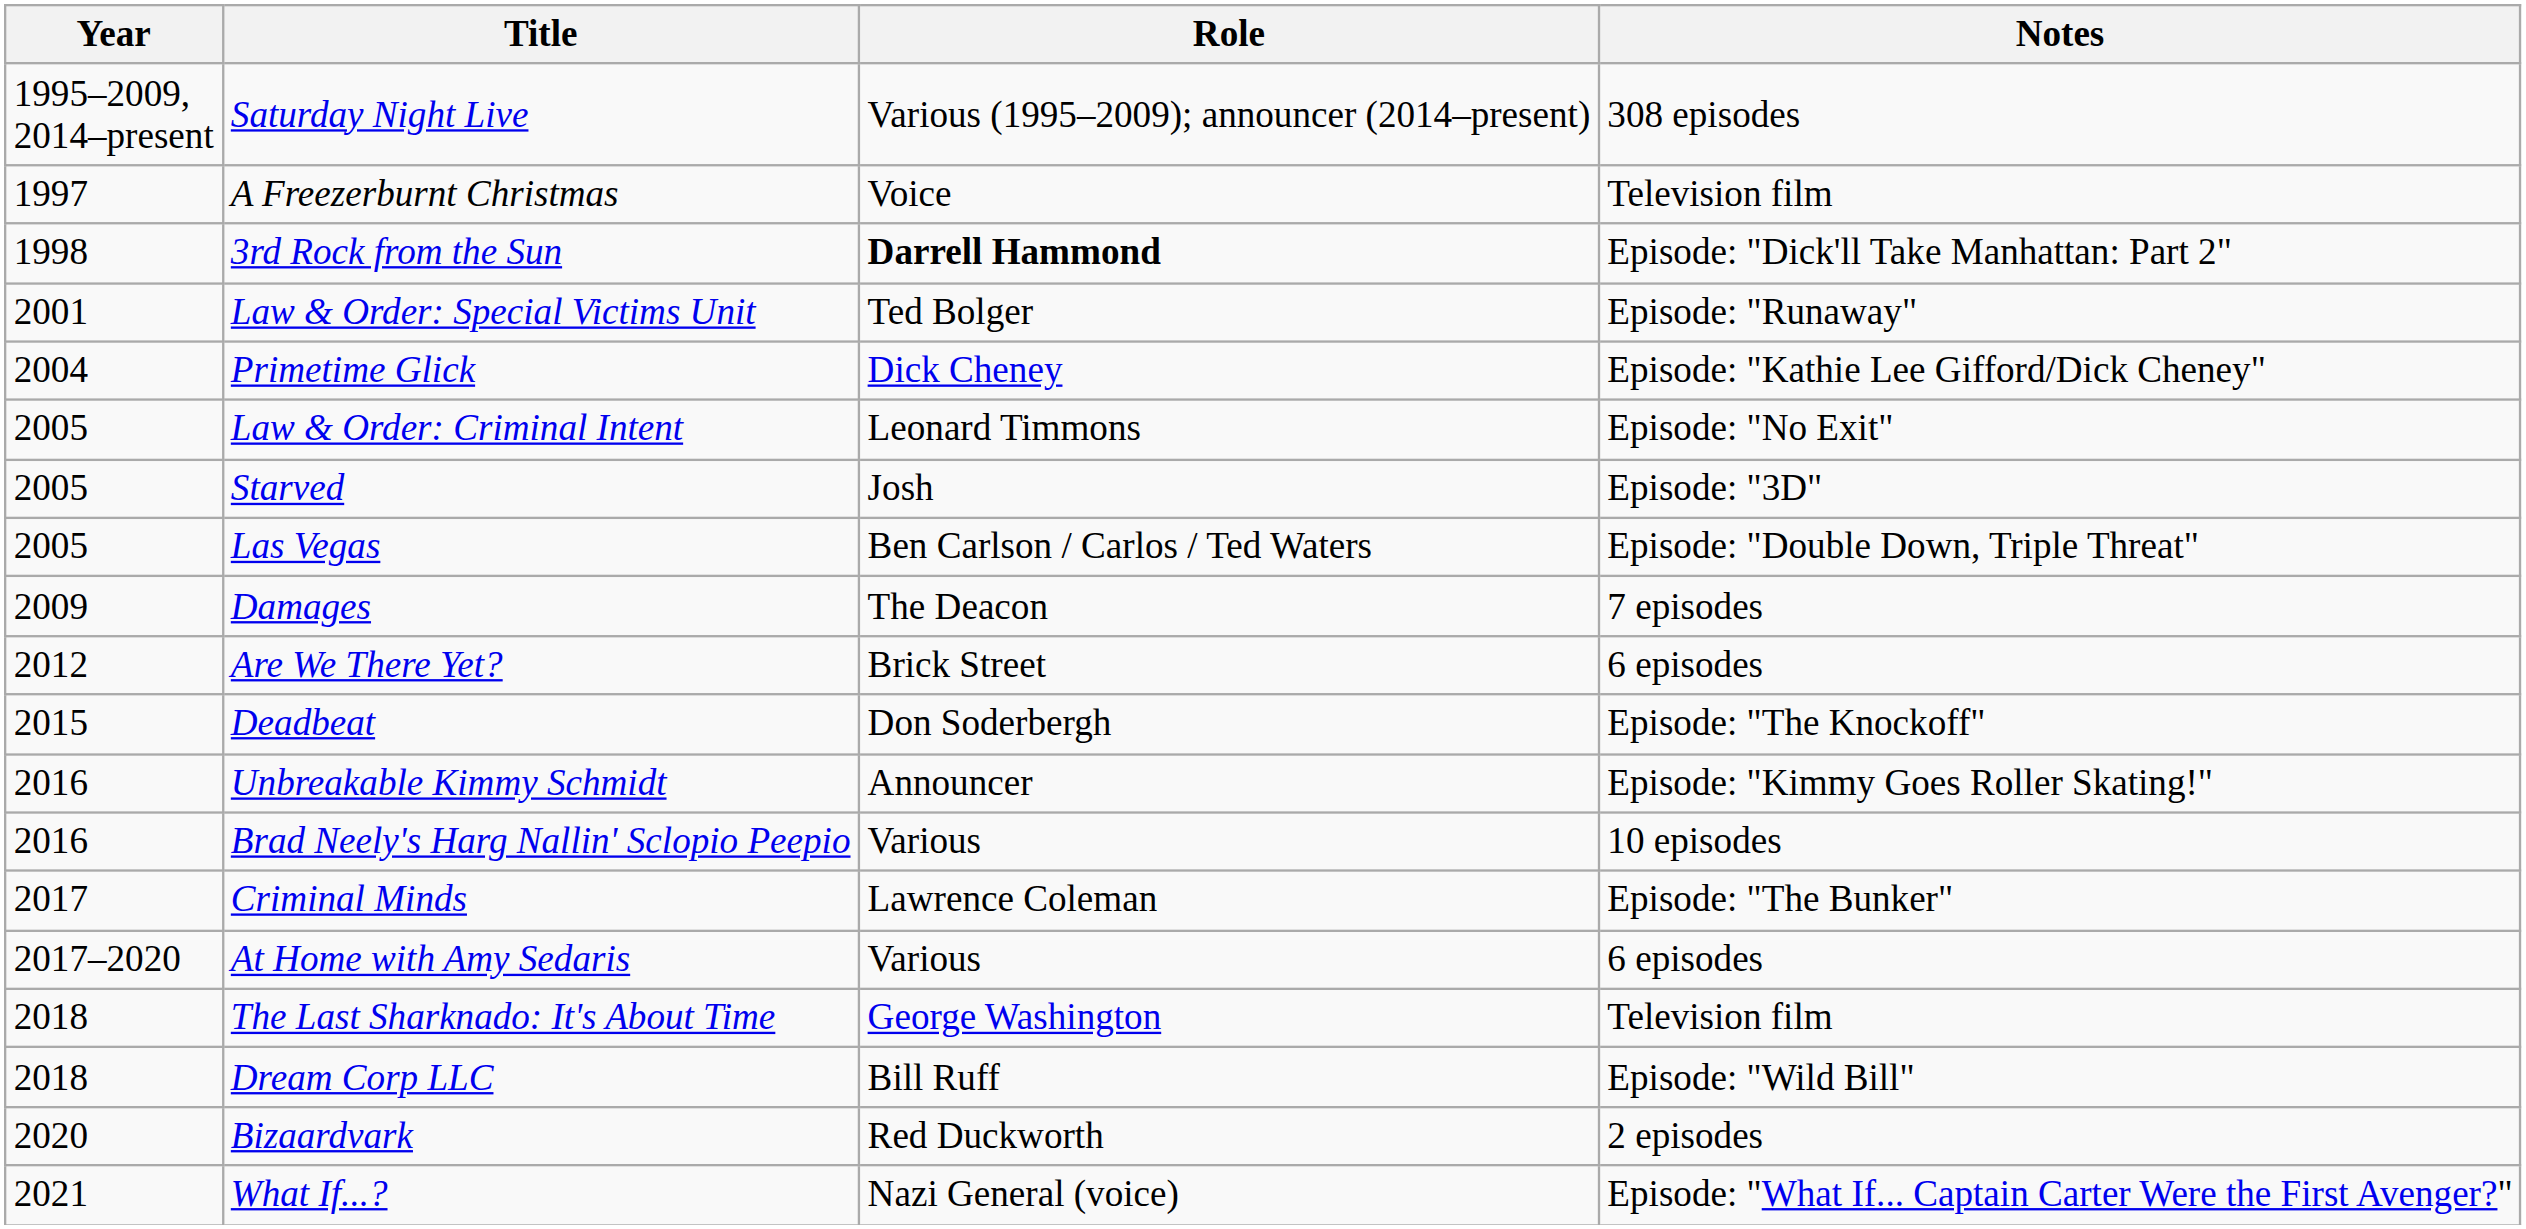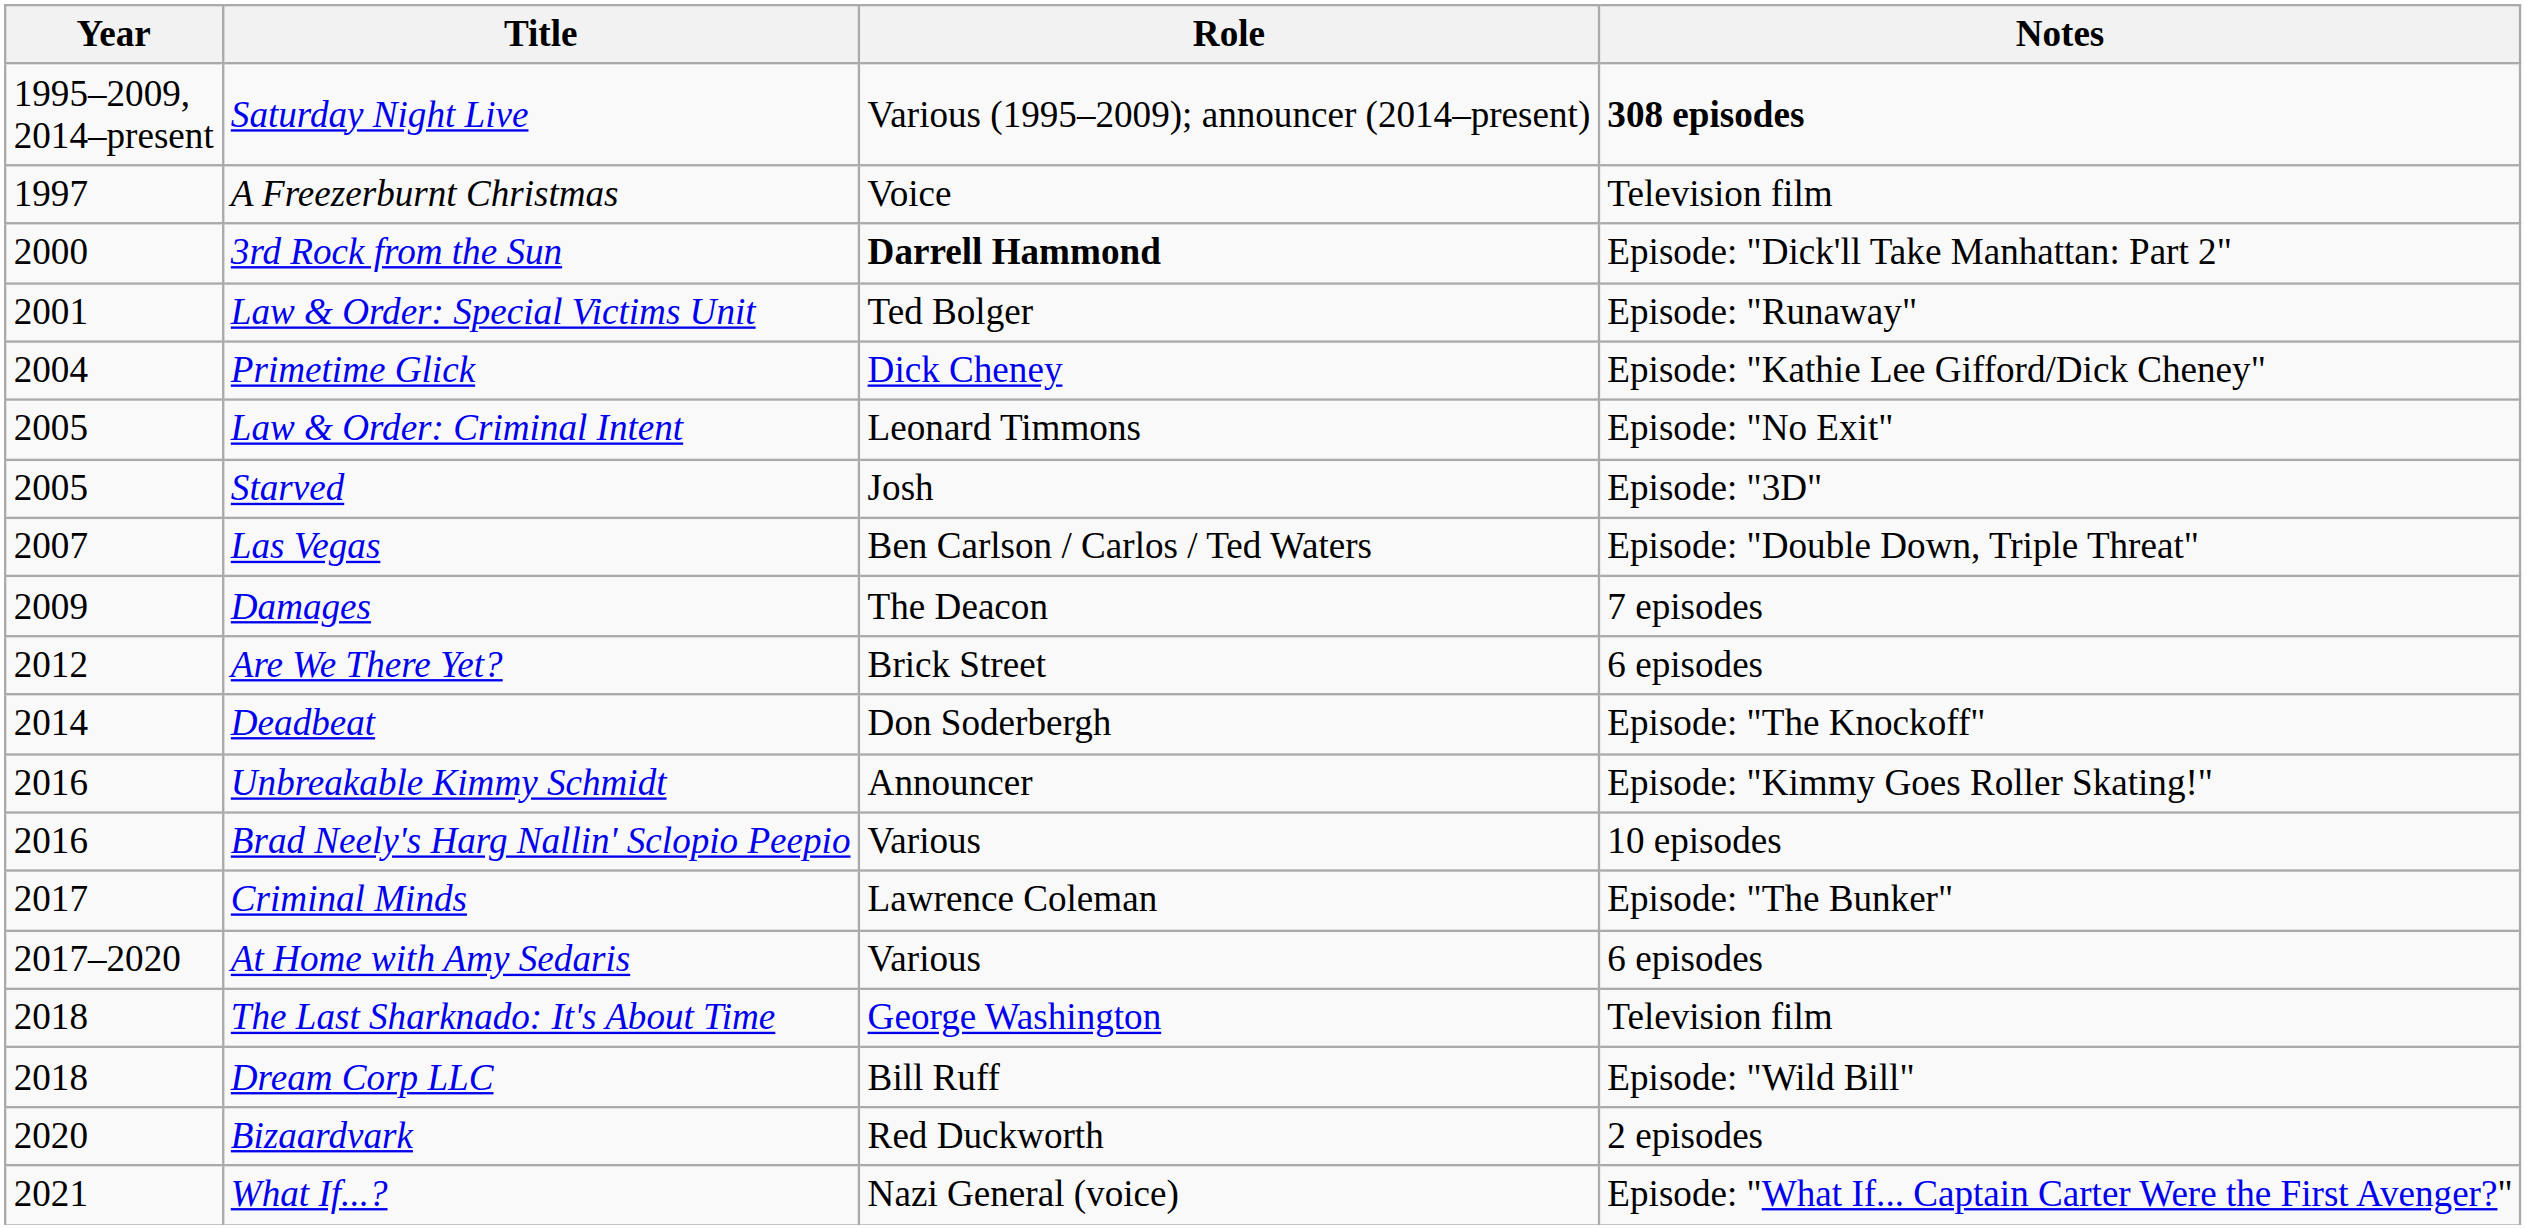(1704, 113) normal -> (1706, 113) bold
(51, 252) 1998 -> (51, 252) 2000
(51, 546) 2005 -> (51, 546) 2007
(51, 723) 2015 -> (51, 723) 2014
